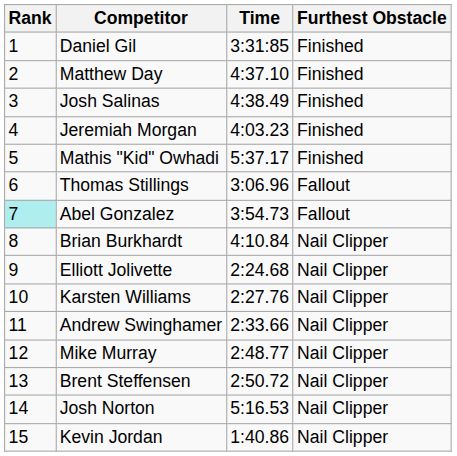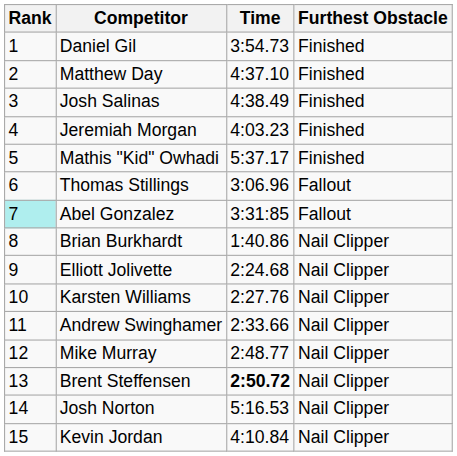(260, 46) 3:31:85 -> (260, 46) 3:54.73
(260, 213) 3:54.73 -> (260, 213) 3:31:85
(260, 241) 4:10.84 -> (260, 241) 1:40.86
(260, 381) normal -> (260, 381) bold
(260, 437) 1:40.86 -> (260, 437) 4:10.84
